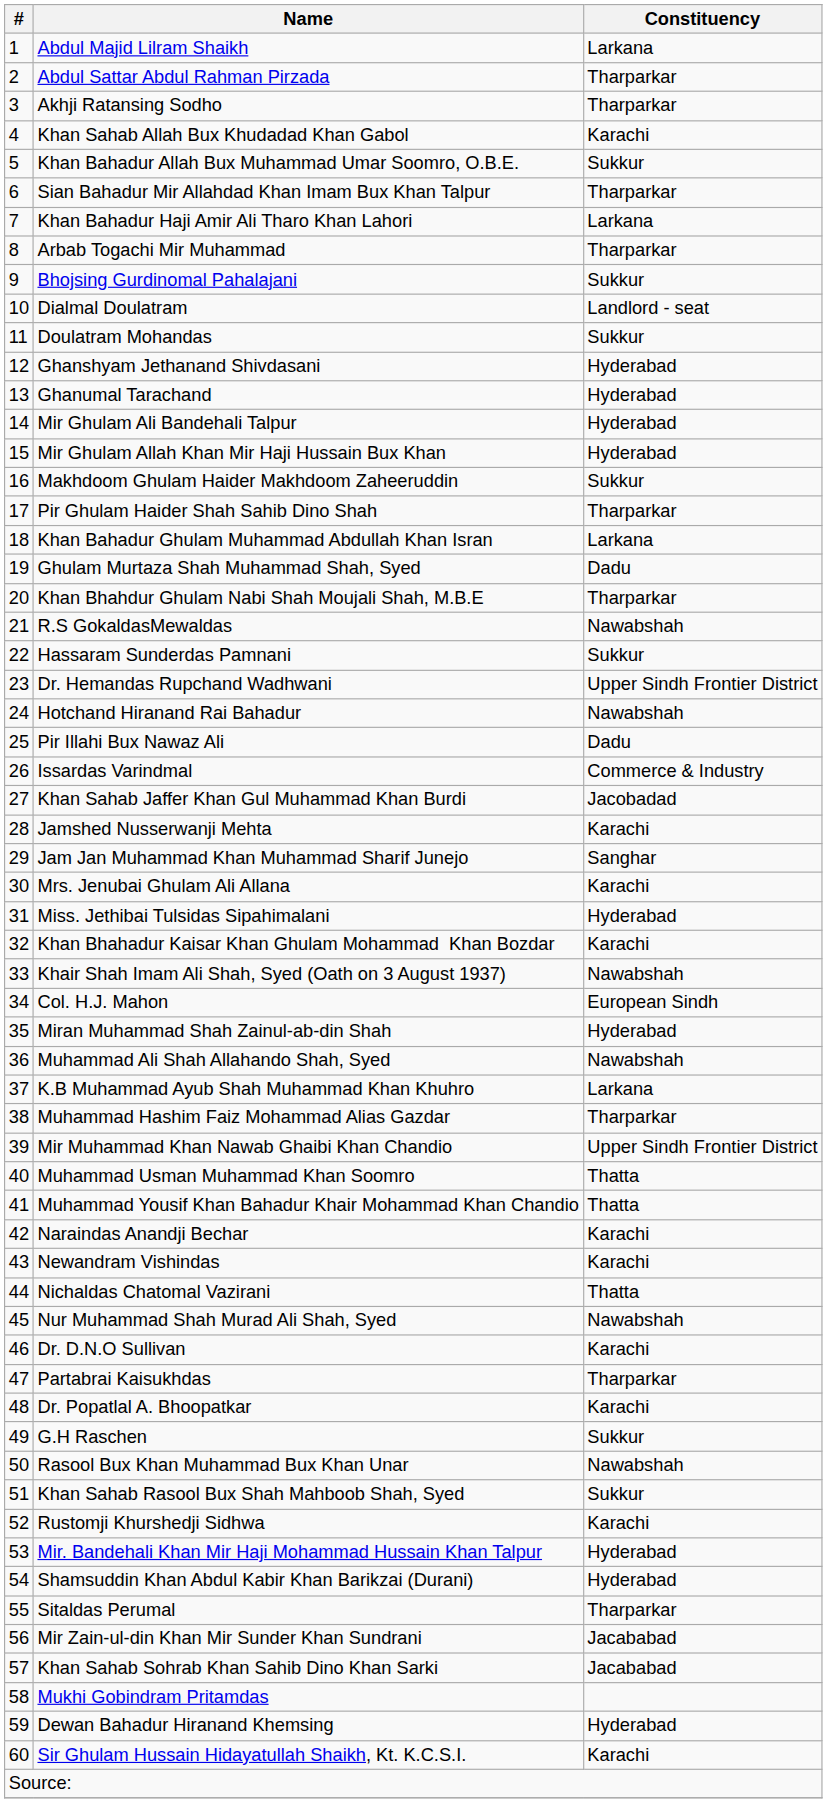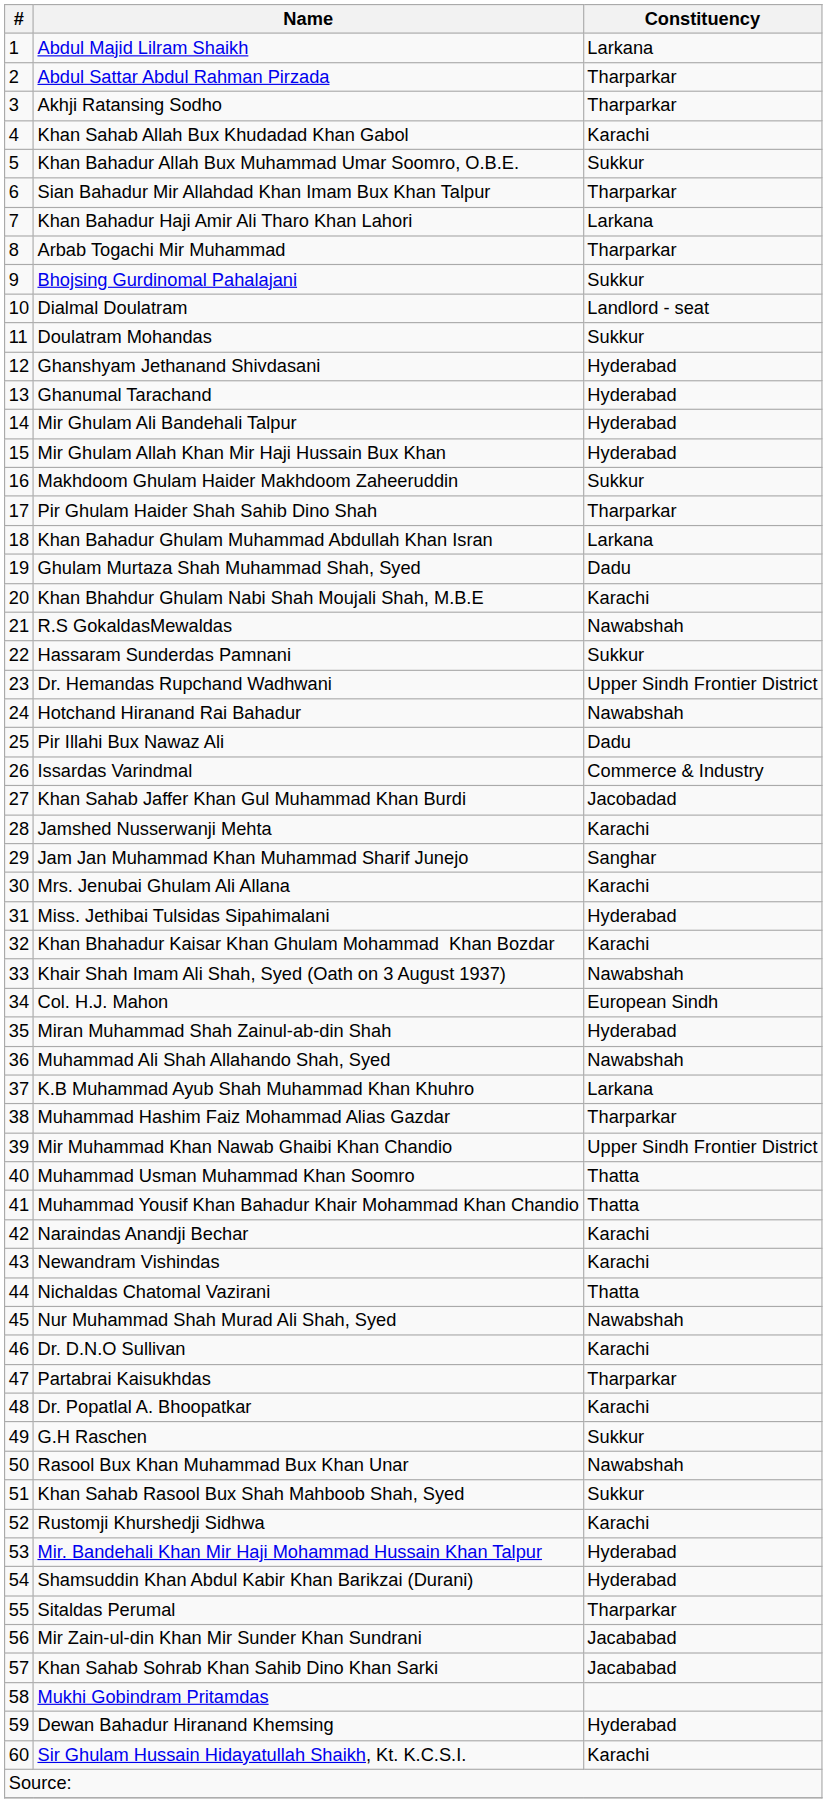(632, 597) Tharparkar -> (618, 597) Karachi
